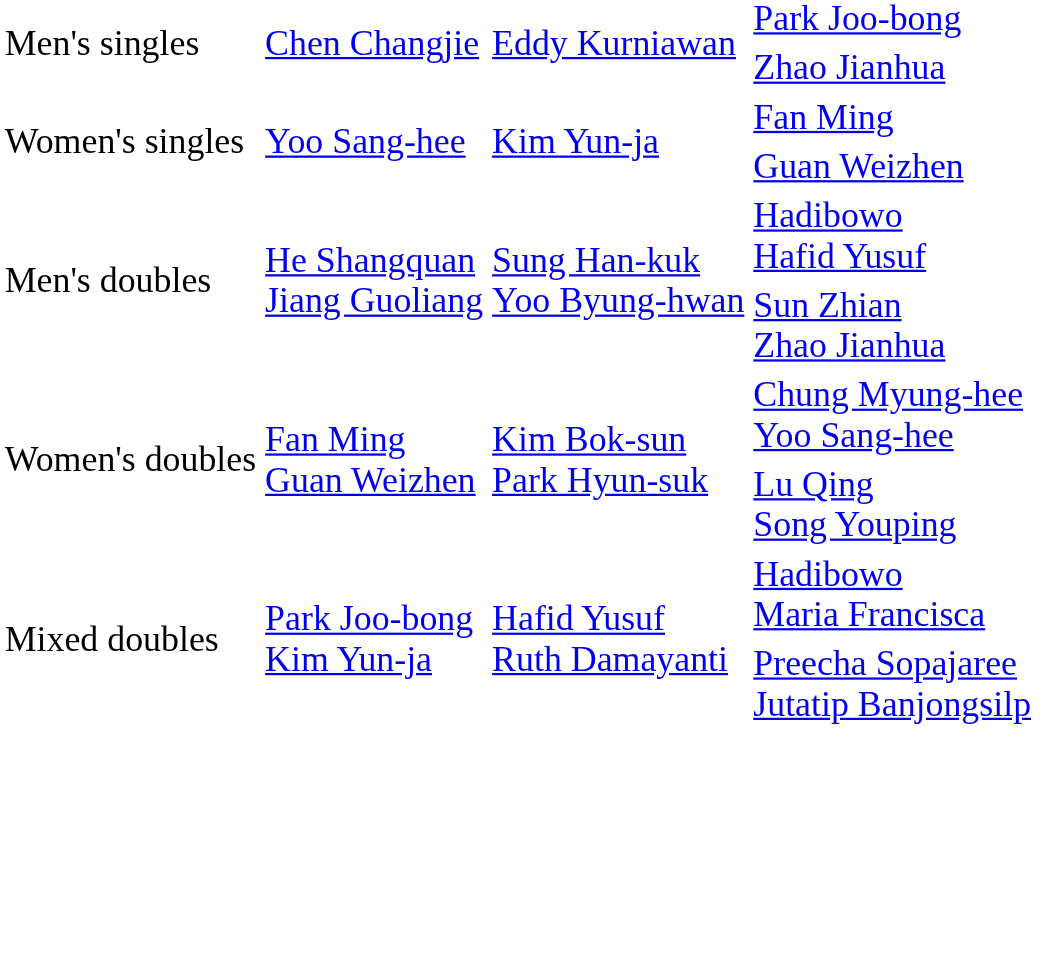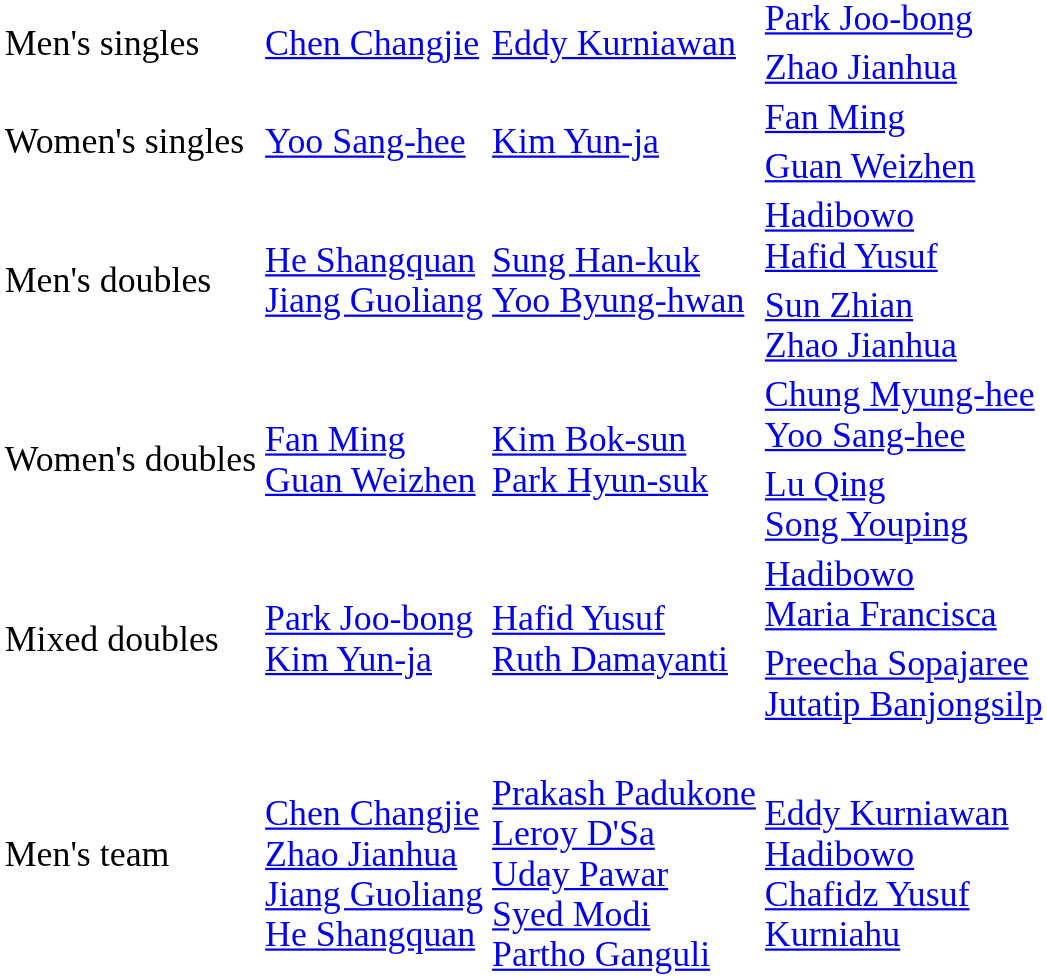+ row: (887, 873)
